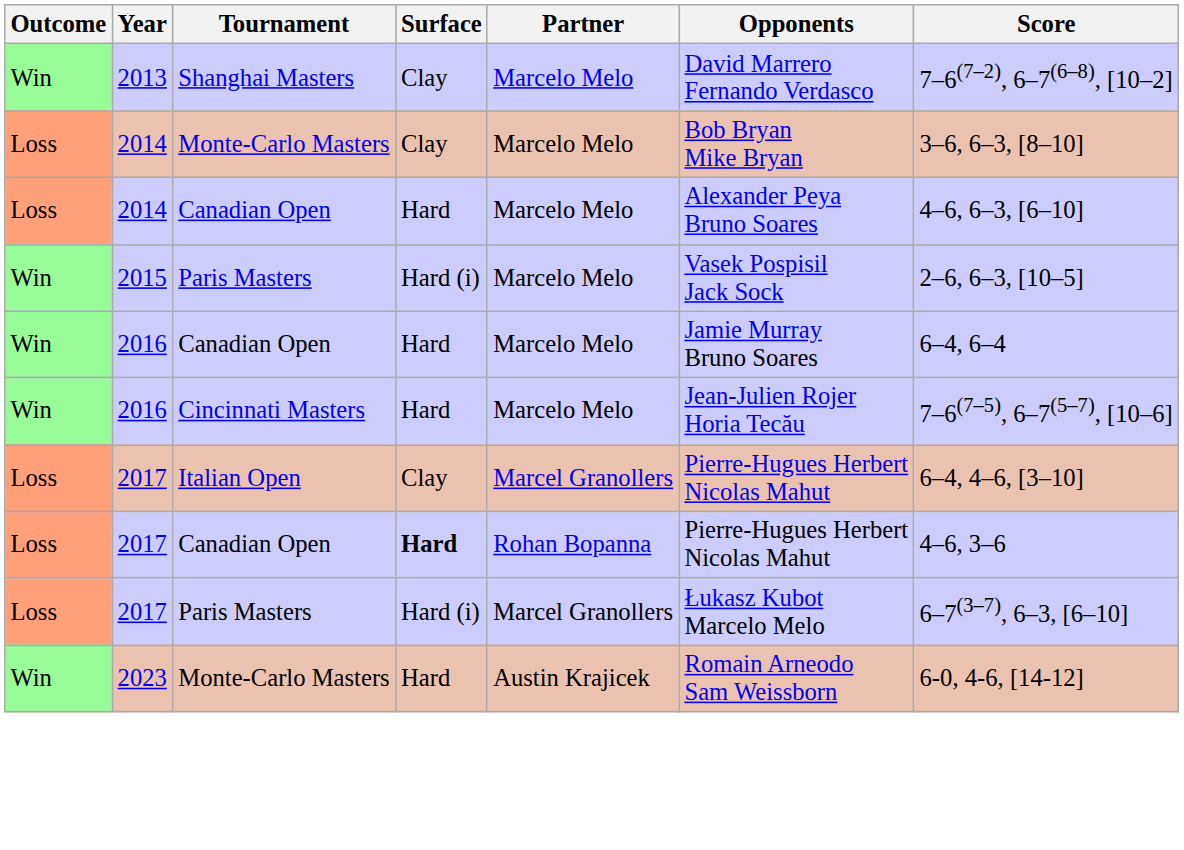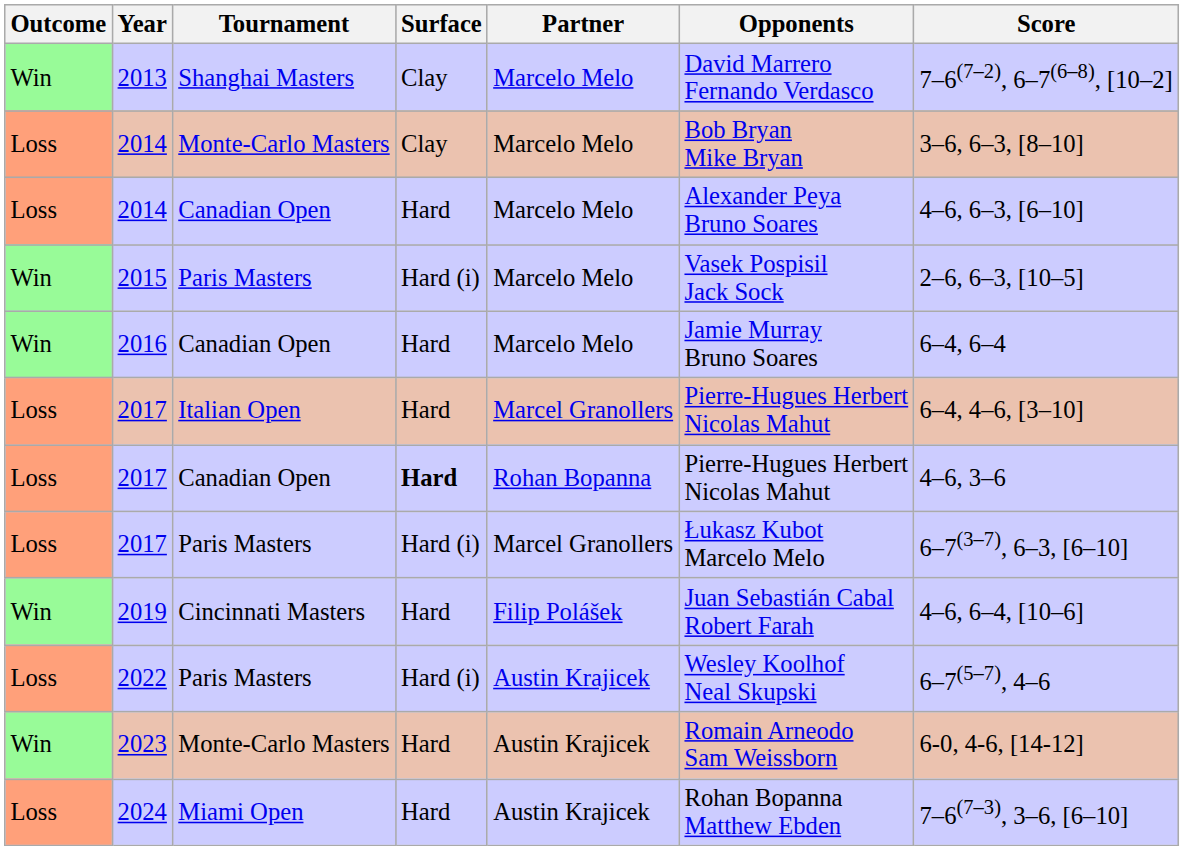- row: (142, 410)
(424, 477) Clay -> (426, 410) Hard
+ row: (142, 611)
+ row: (142, 678)
+ row: (142, 811)
